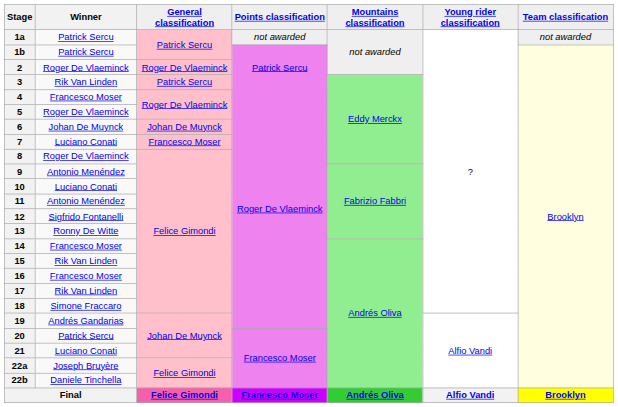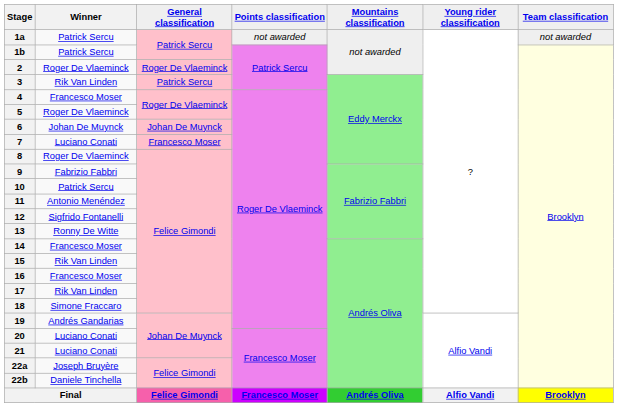(86, 172) Antonio Menéndez -> (86, 172) Fabrizio Fabbri
(86, 187) Luciano Conati -> (86, 187) Patrick Sercu
(86, 336) Patrick Sercu -> (86, 336) Luciano Conati
